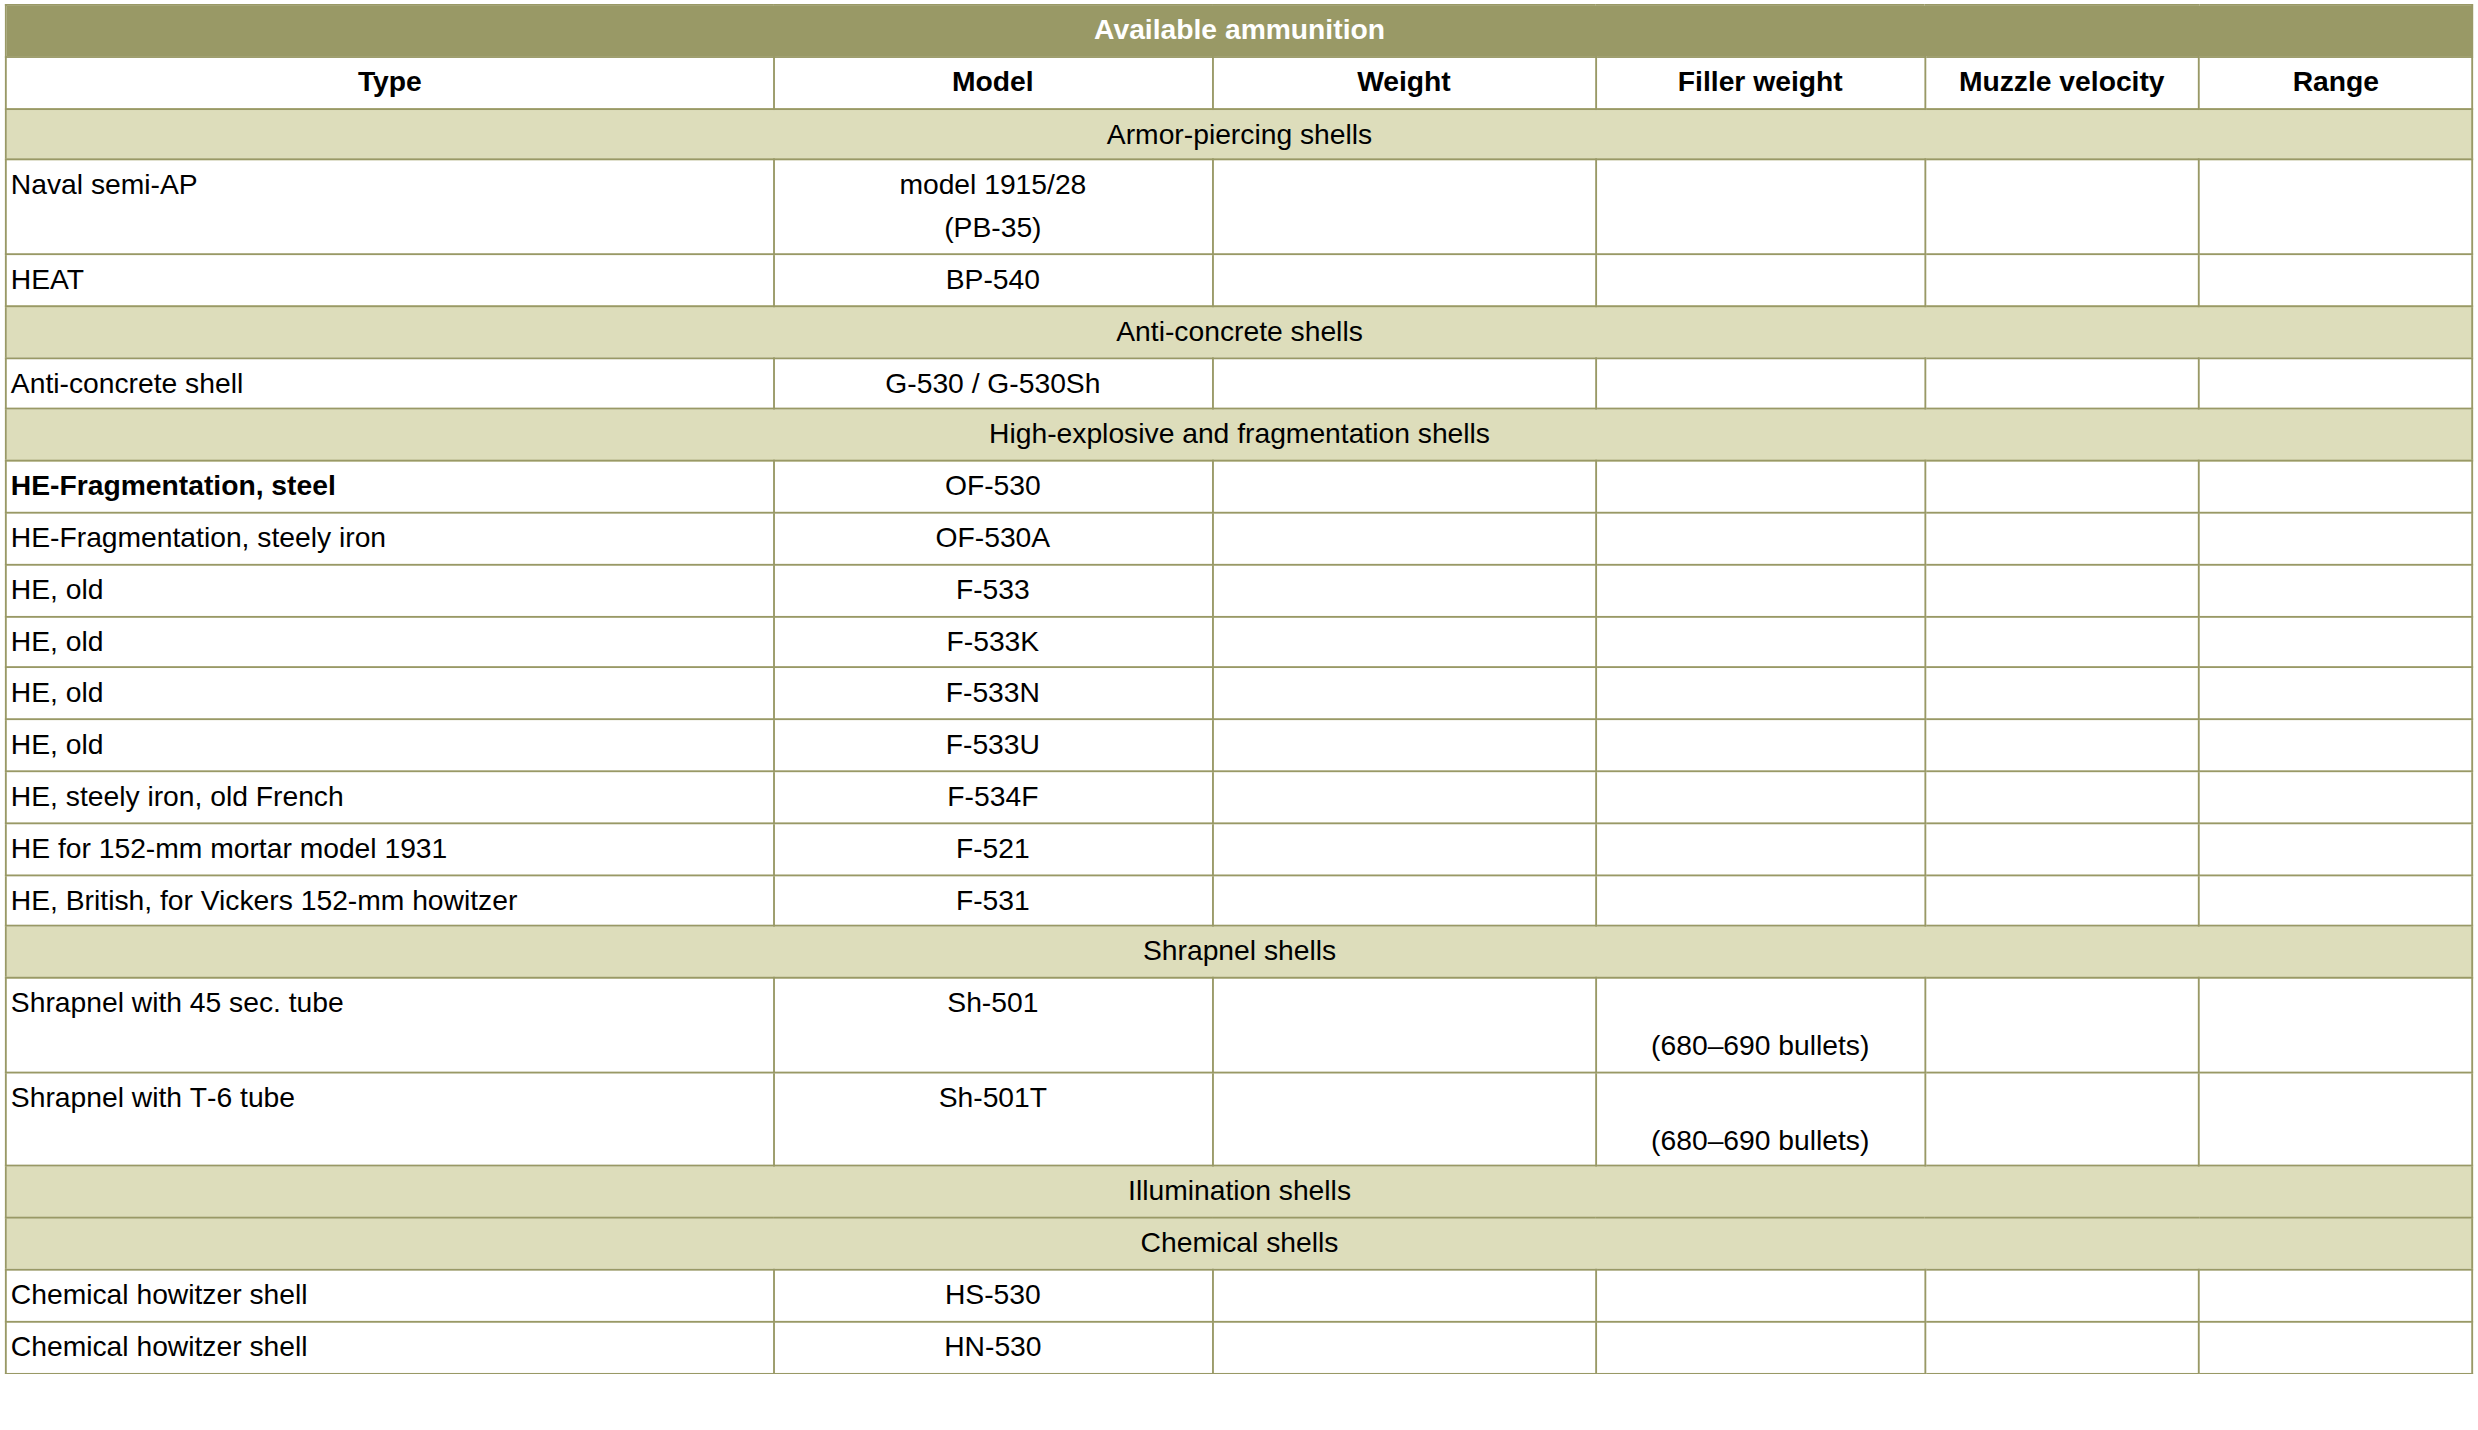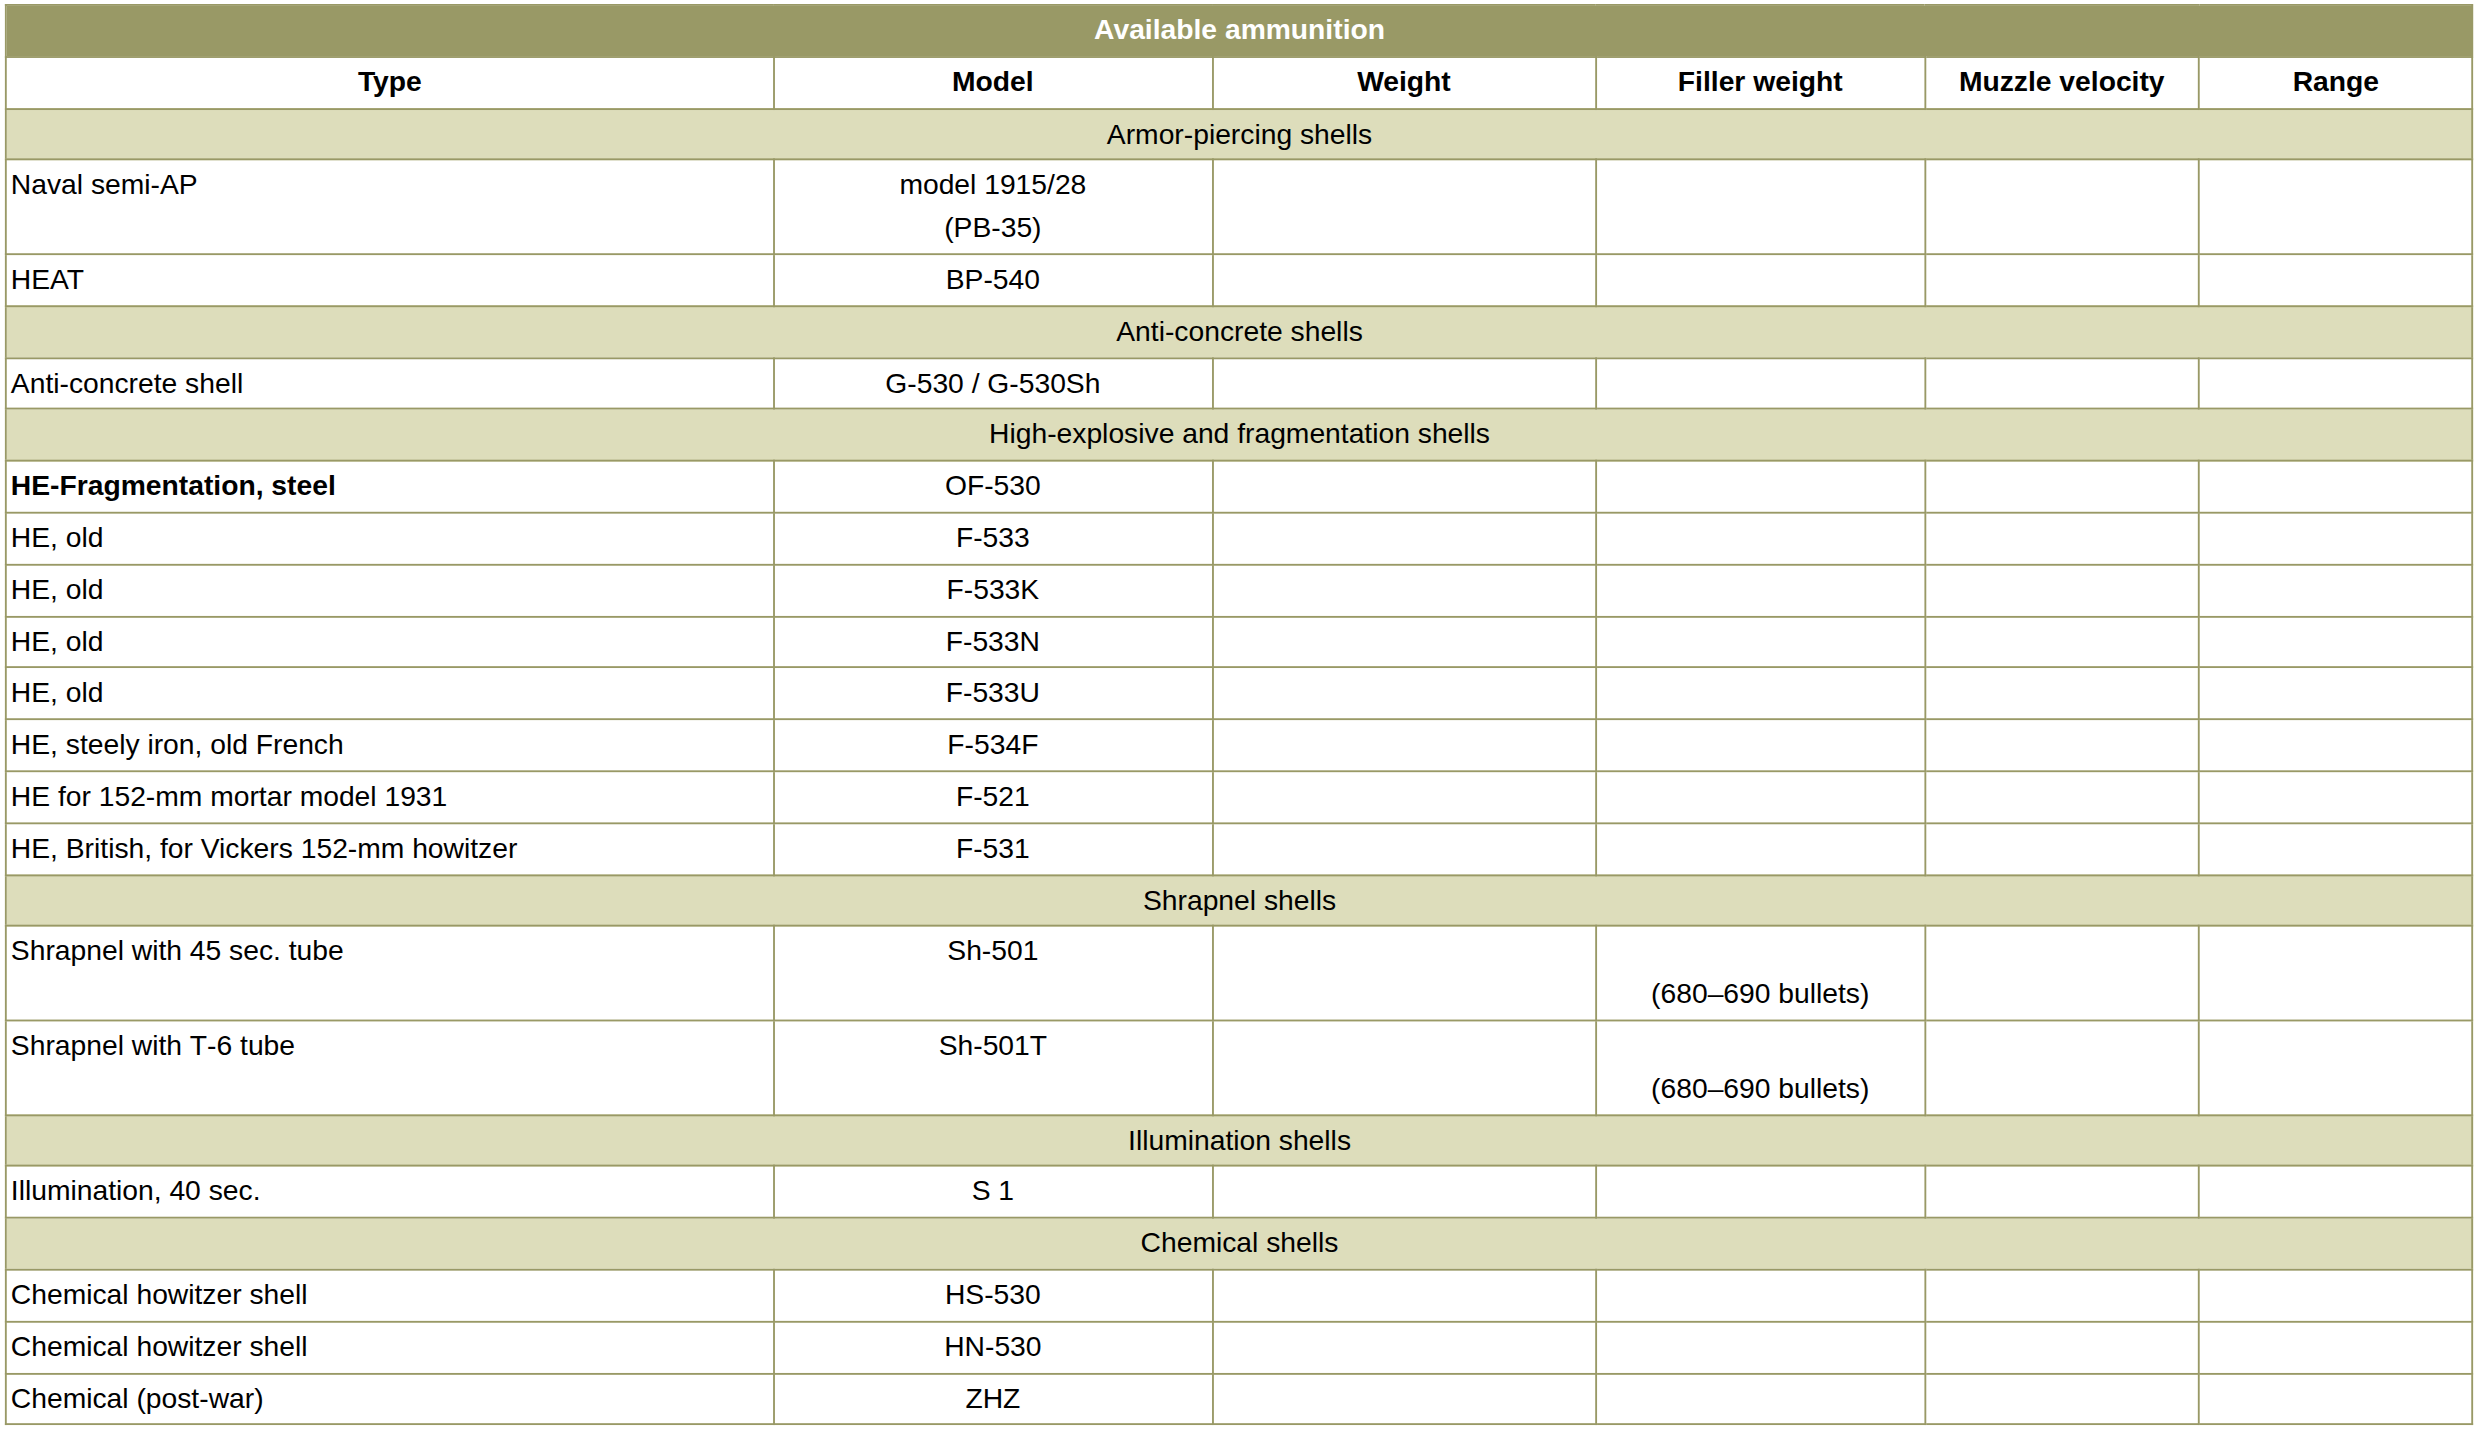- row: (993, 537)
+ row: (993, 1190)
+ row: (993, 1397)
